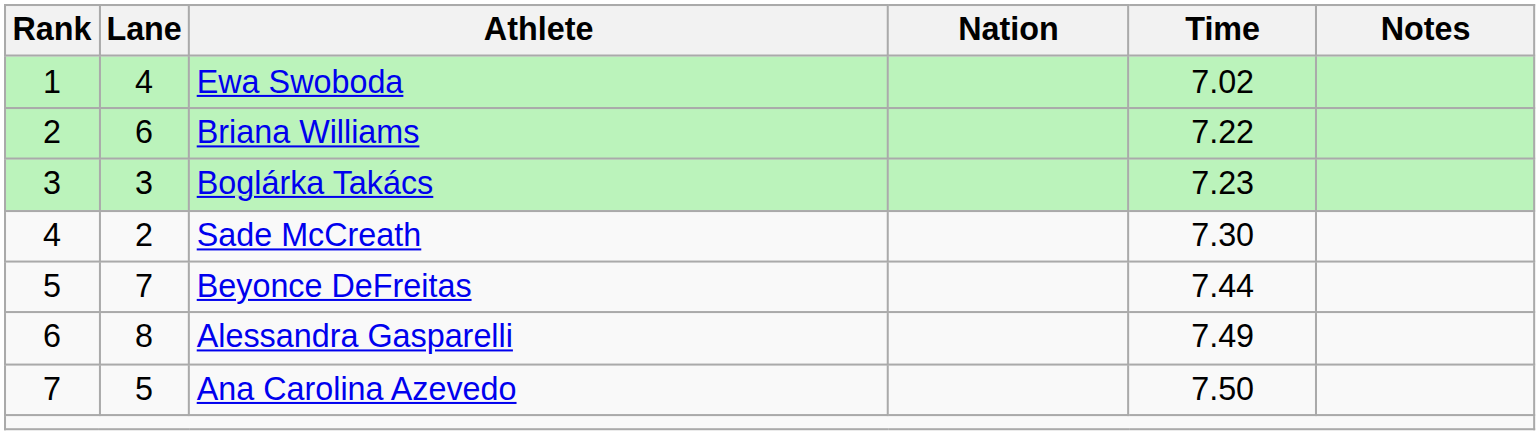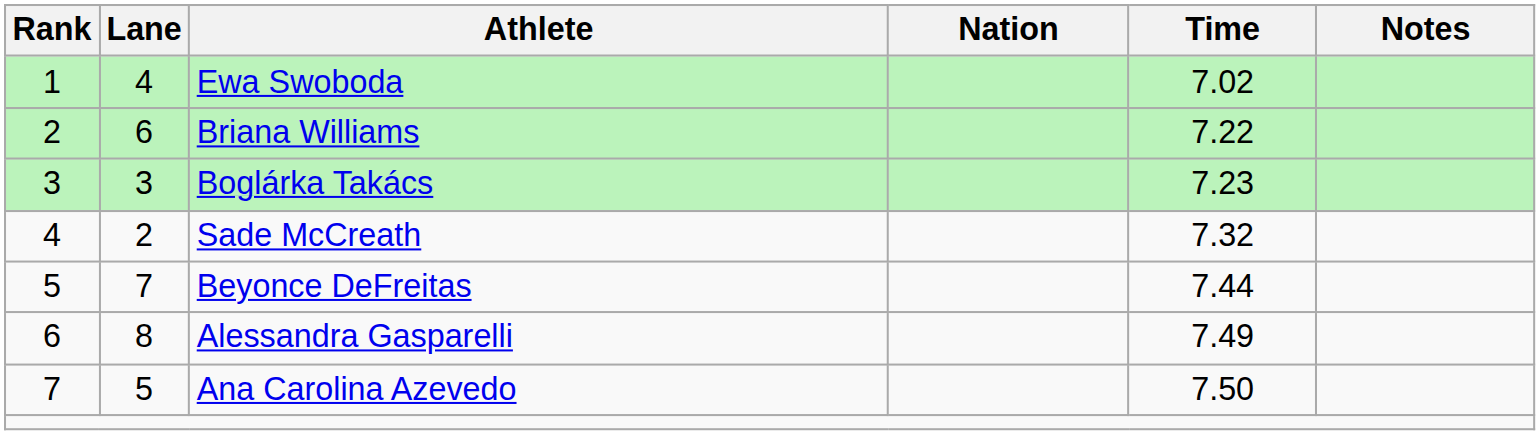(1223, 235) 7.30 -> (1223, 235) 7.32
